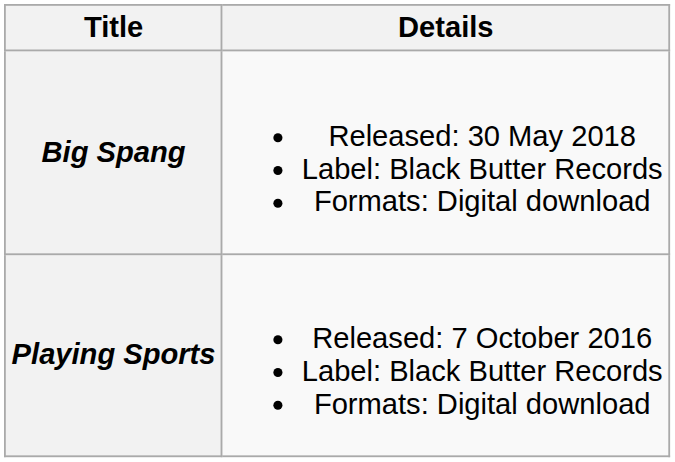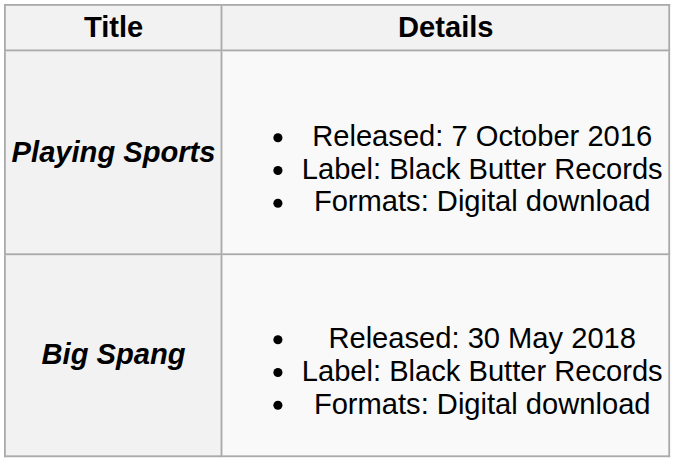rows swapped: (114, 354) <-> (114, 152)
